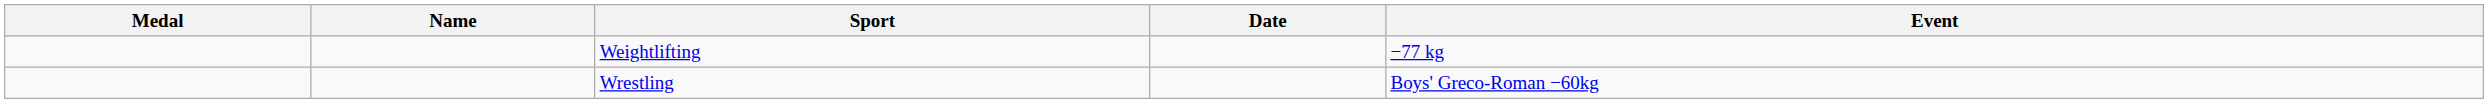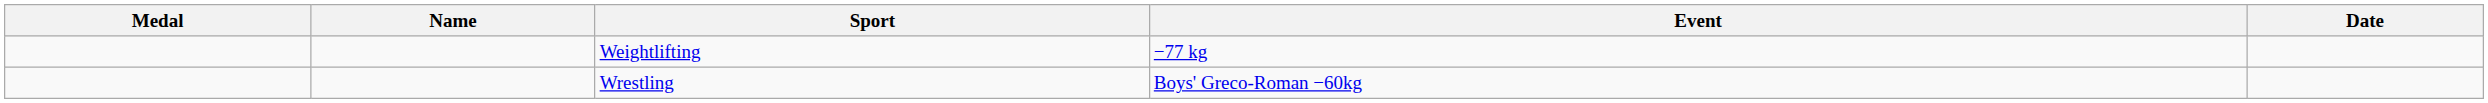columns swapped: (1935, 20) <-> (1268, 20)
